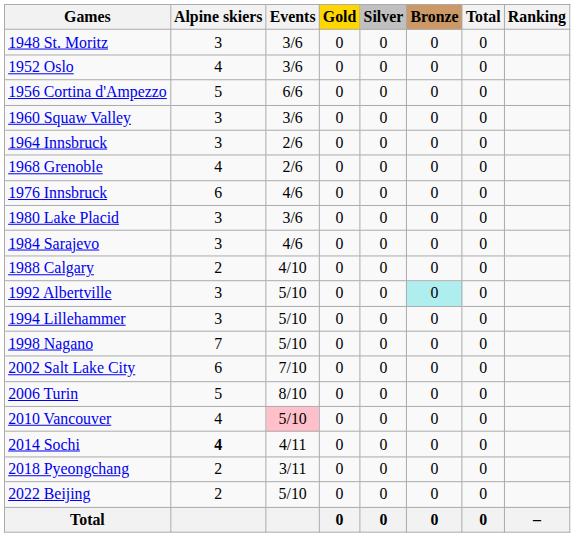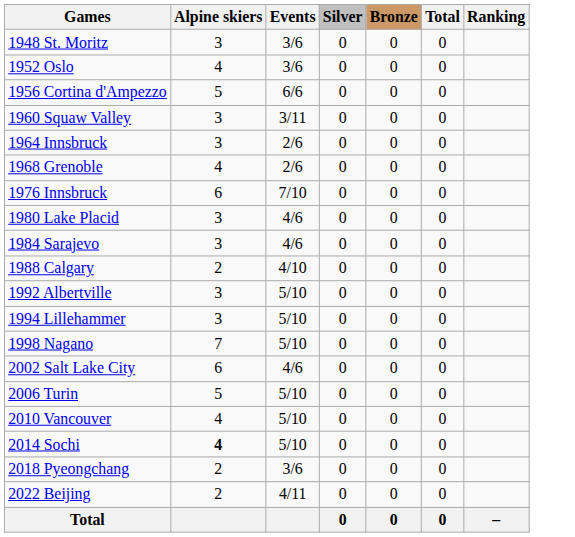- column: (340, 17)
(293, 117) 3/6 -> (293, 117) 3/11
(293, 192) 4/6 -> (293, 192) 7/10
(293, 218) 3/6 -> (293, 218) 4/6
(435, 293) paleturquoise background -> (394, 293) no background
(293, 368) 7/10 -> (293, 368) 4/6
(293, 393) 8/10 -> (293, 393) 5/10
(293, 419) pink background -> (293, 419) no background
(293, 444) 4/11 -> (293, 444) 5/10
(293, 469) 3/11 -> (293, 469) 3/6
(293, 494) 5/10 -> (293, 494) 4/11
